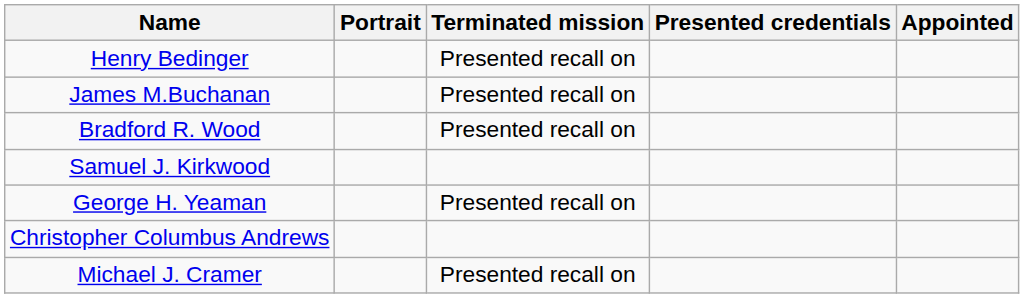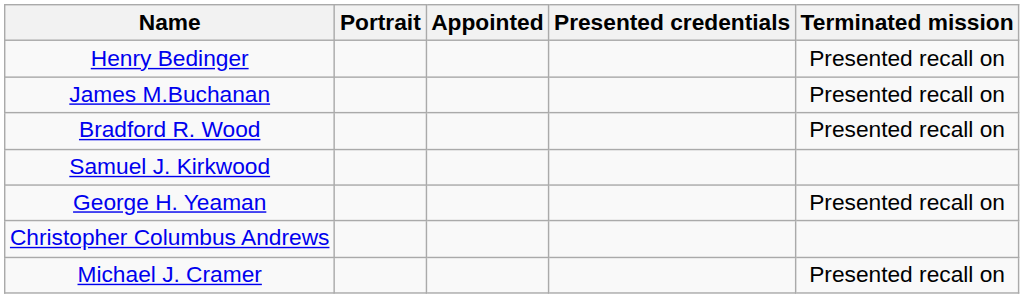columns swapped: (957, 22) <-> (538, 22)
